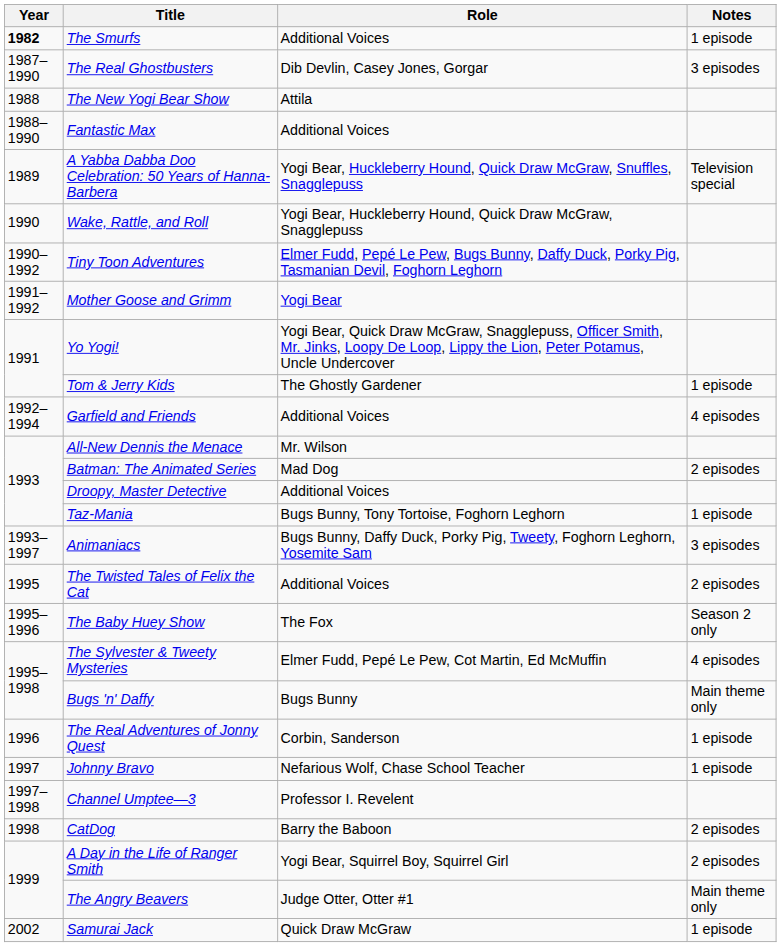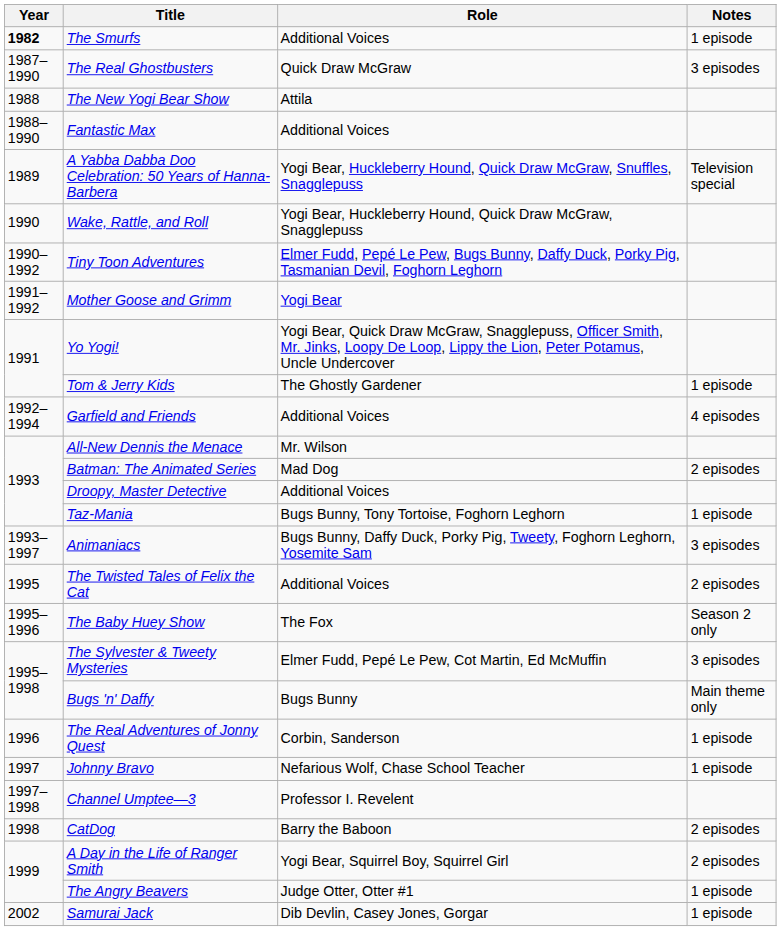(384, 68) Dib Devlin, Casey Jones, Gorgar -> (346, 68) Quick Draw McGraw
(725, 661) 4 episodes -> (725, 661) 3 episodes
(728, 899) Main theme only -> (722, 891) 1 episode
(346, 929) Quick Draw McGraw -> (384, 913) Dib Devlin, Casey Jones, Gorgar
